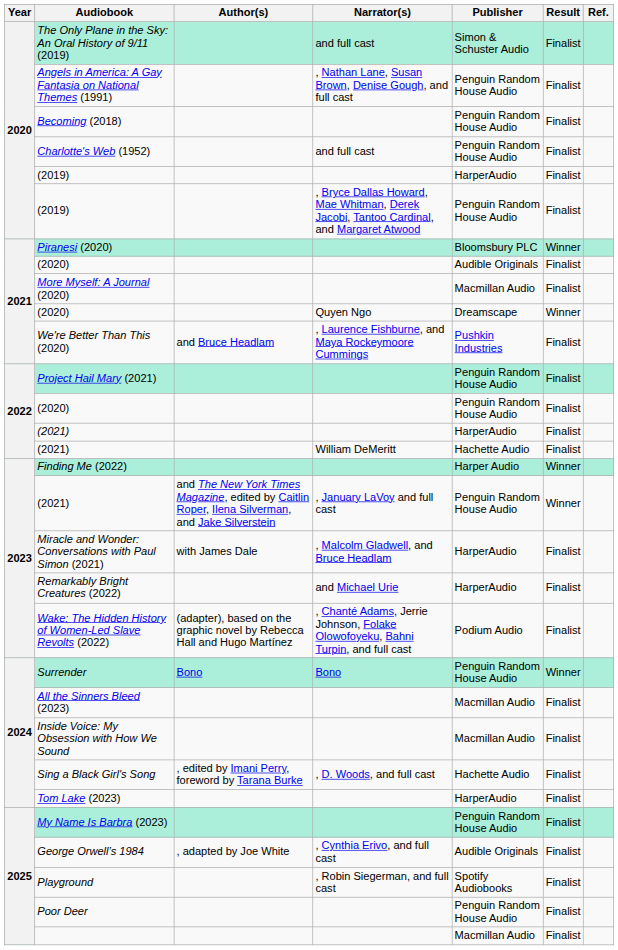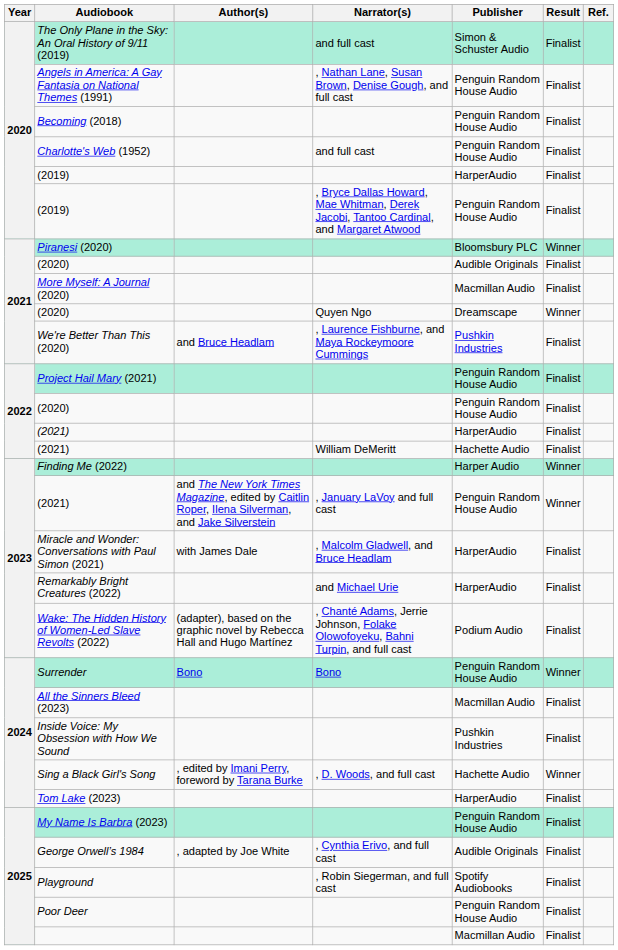(495, 738) Macmillan Audio -> (479, 738) Pushkin Industries
(563, 775) Finalist -> (563, 775) Winner
